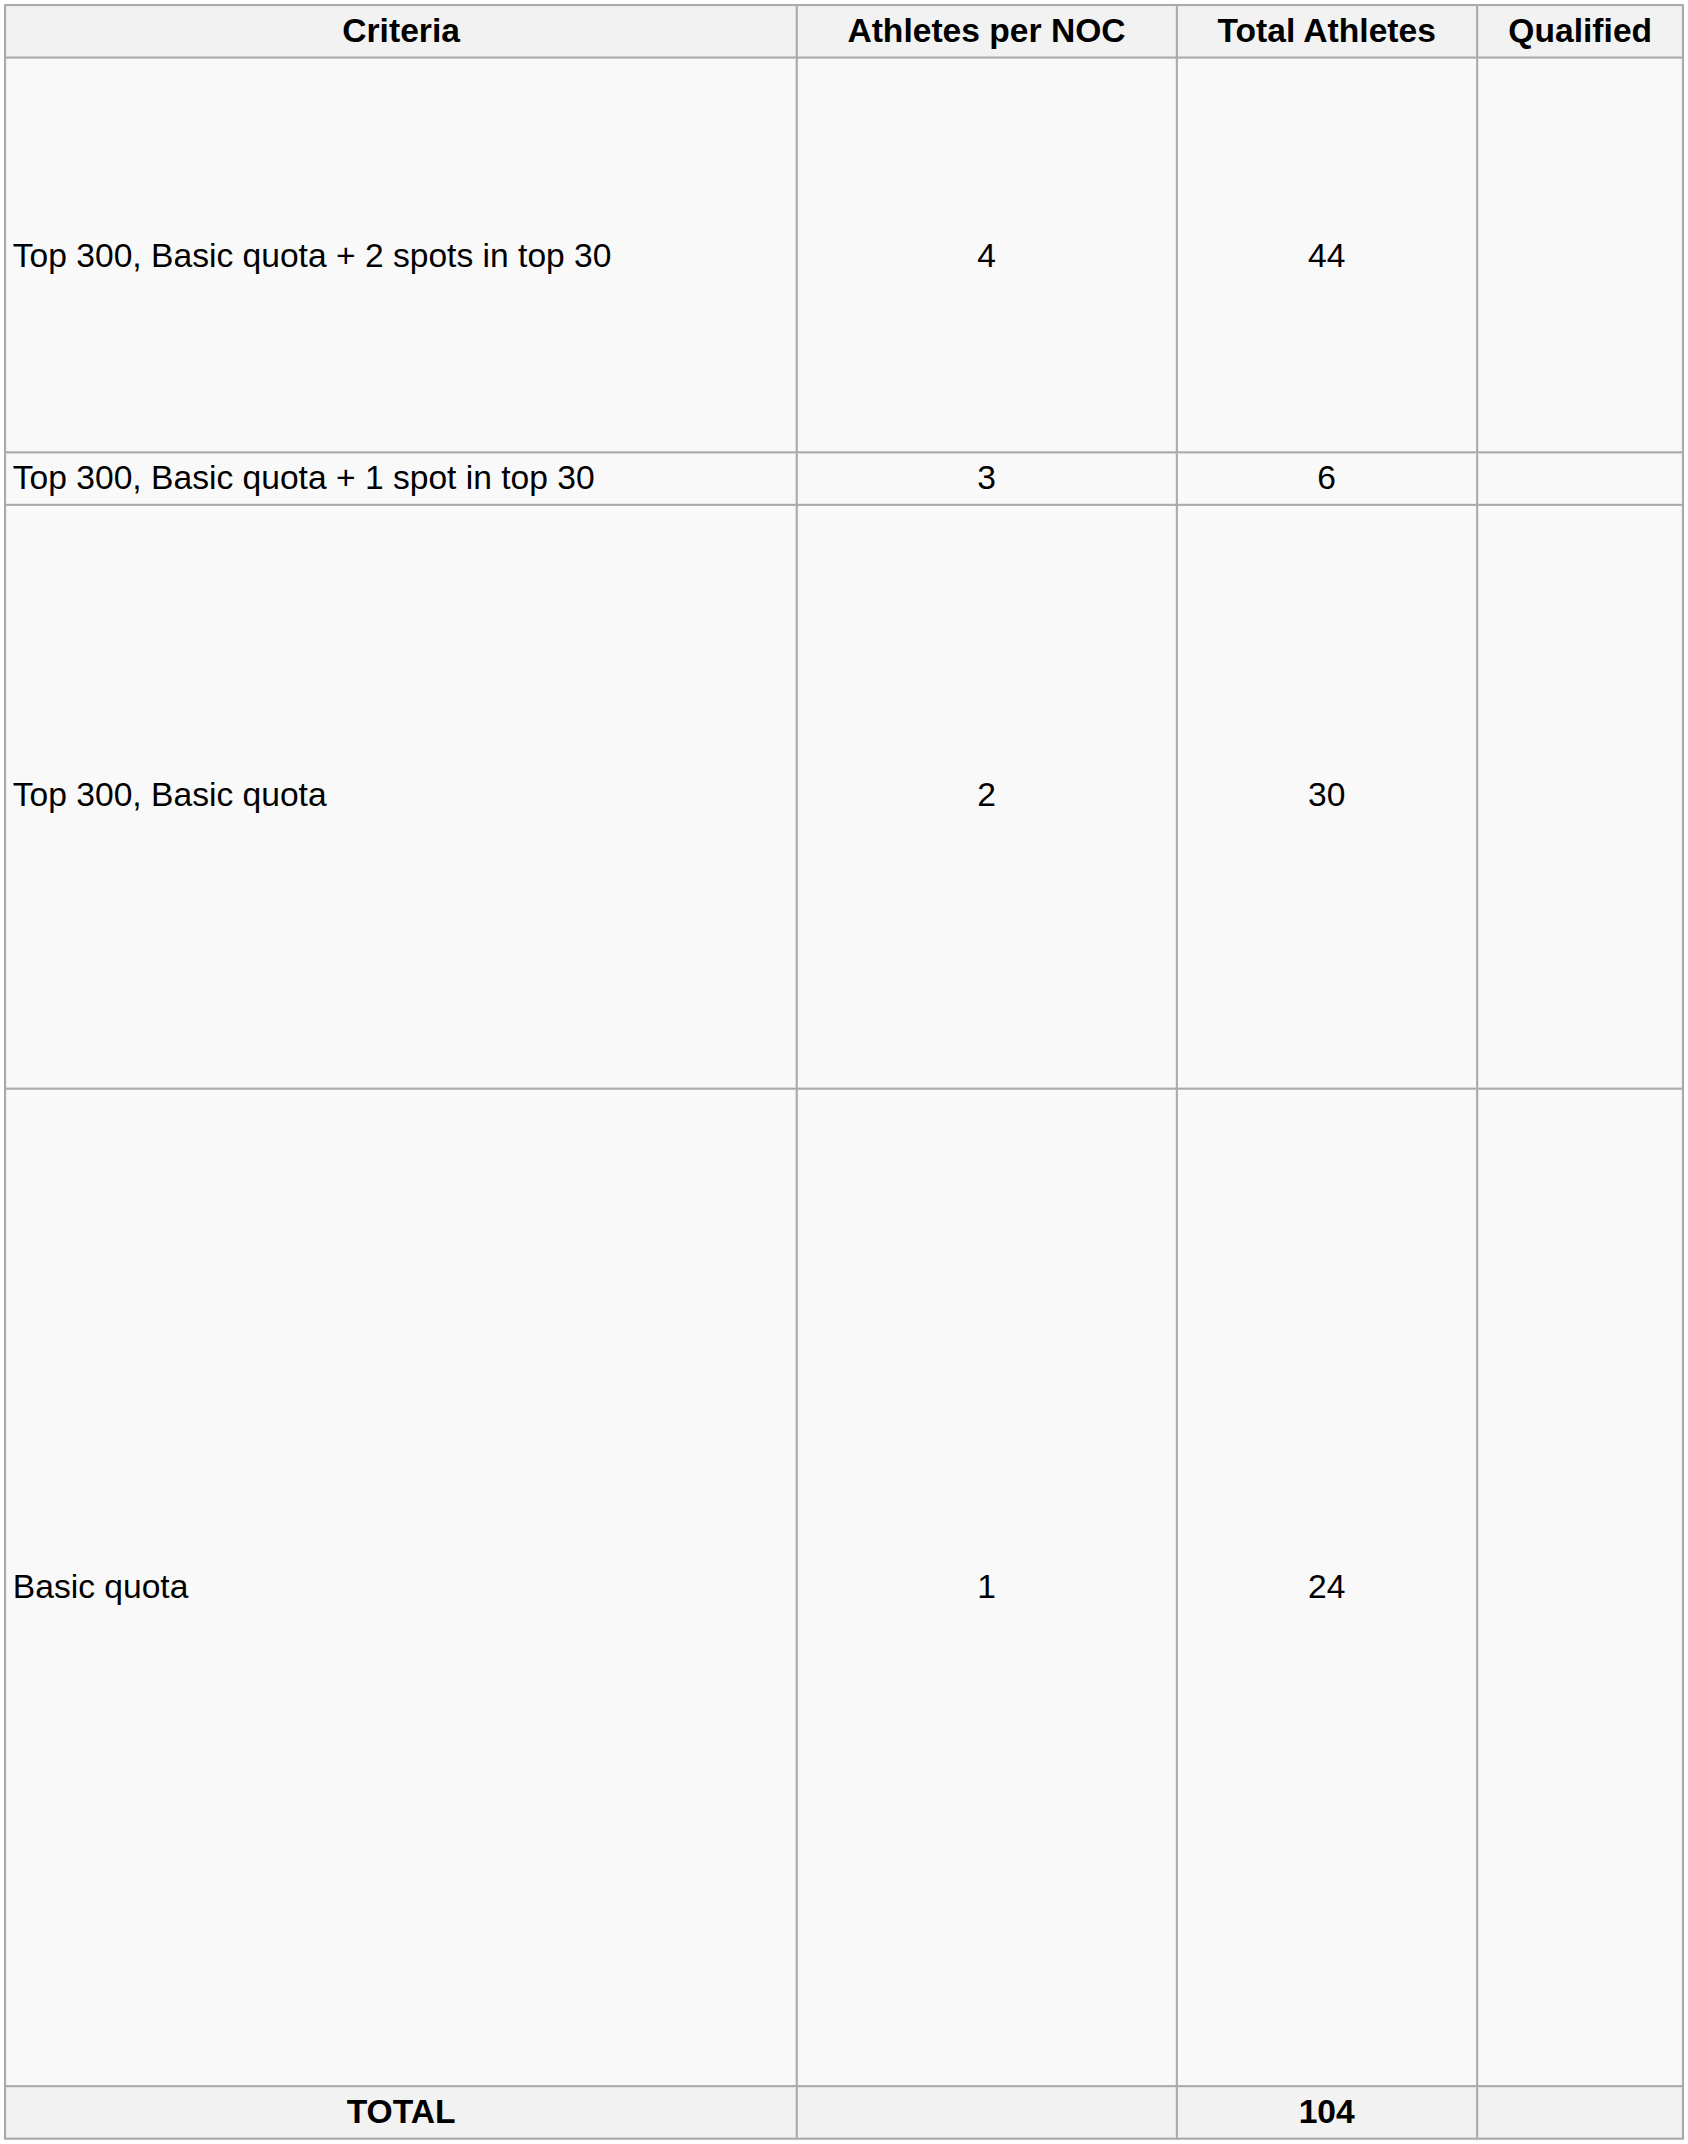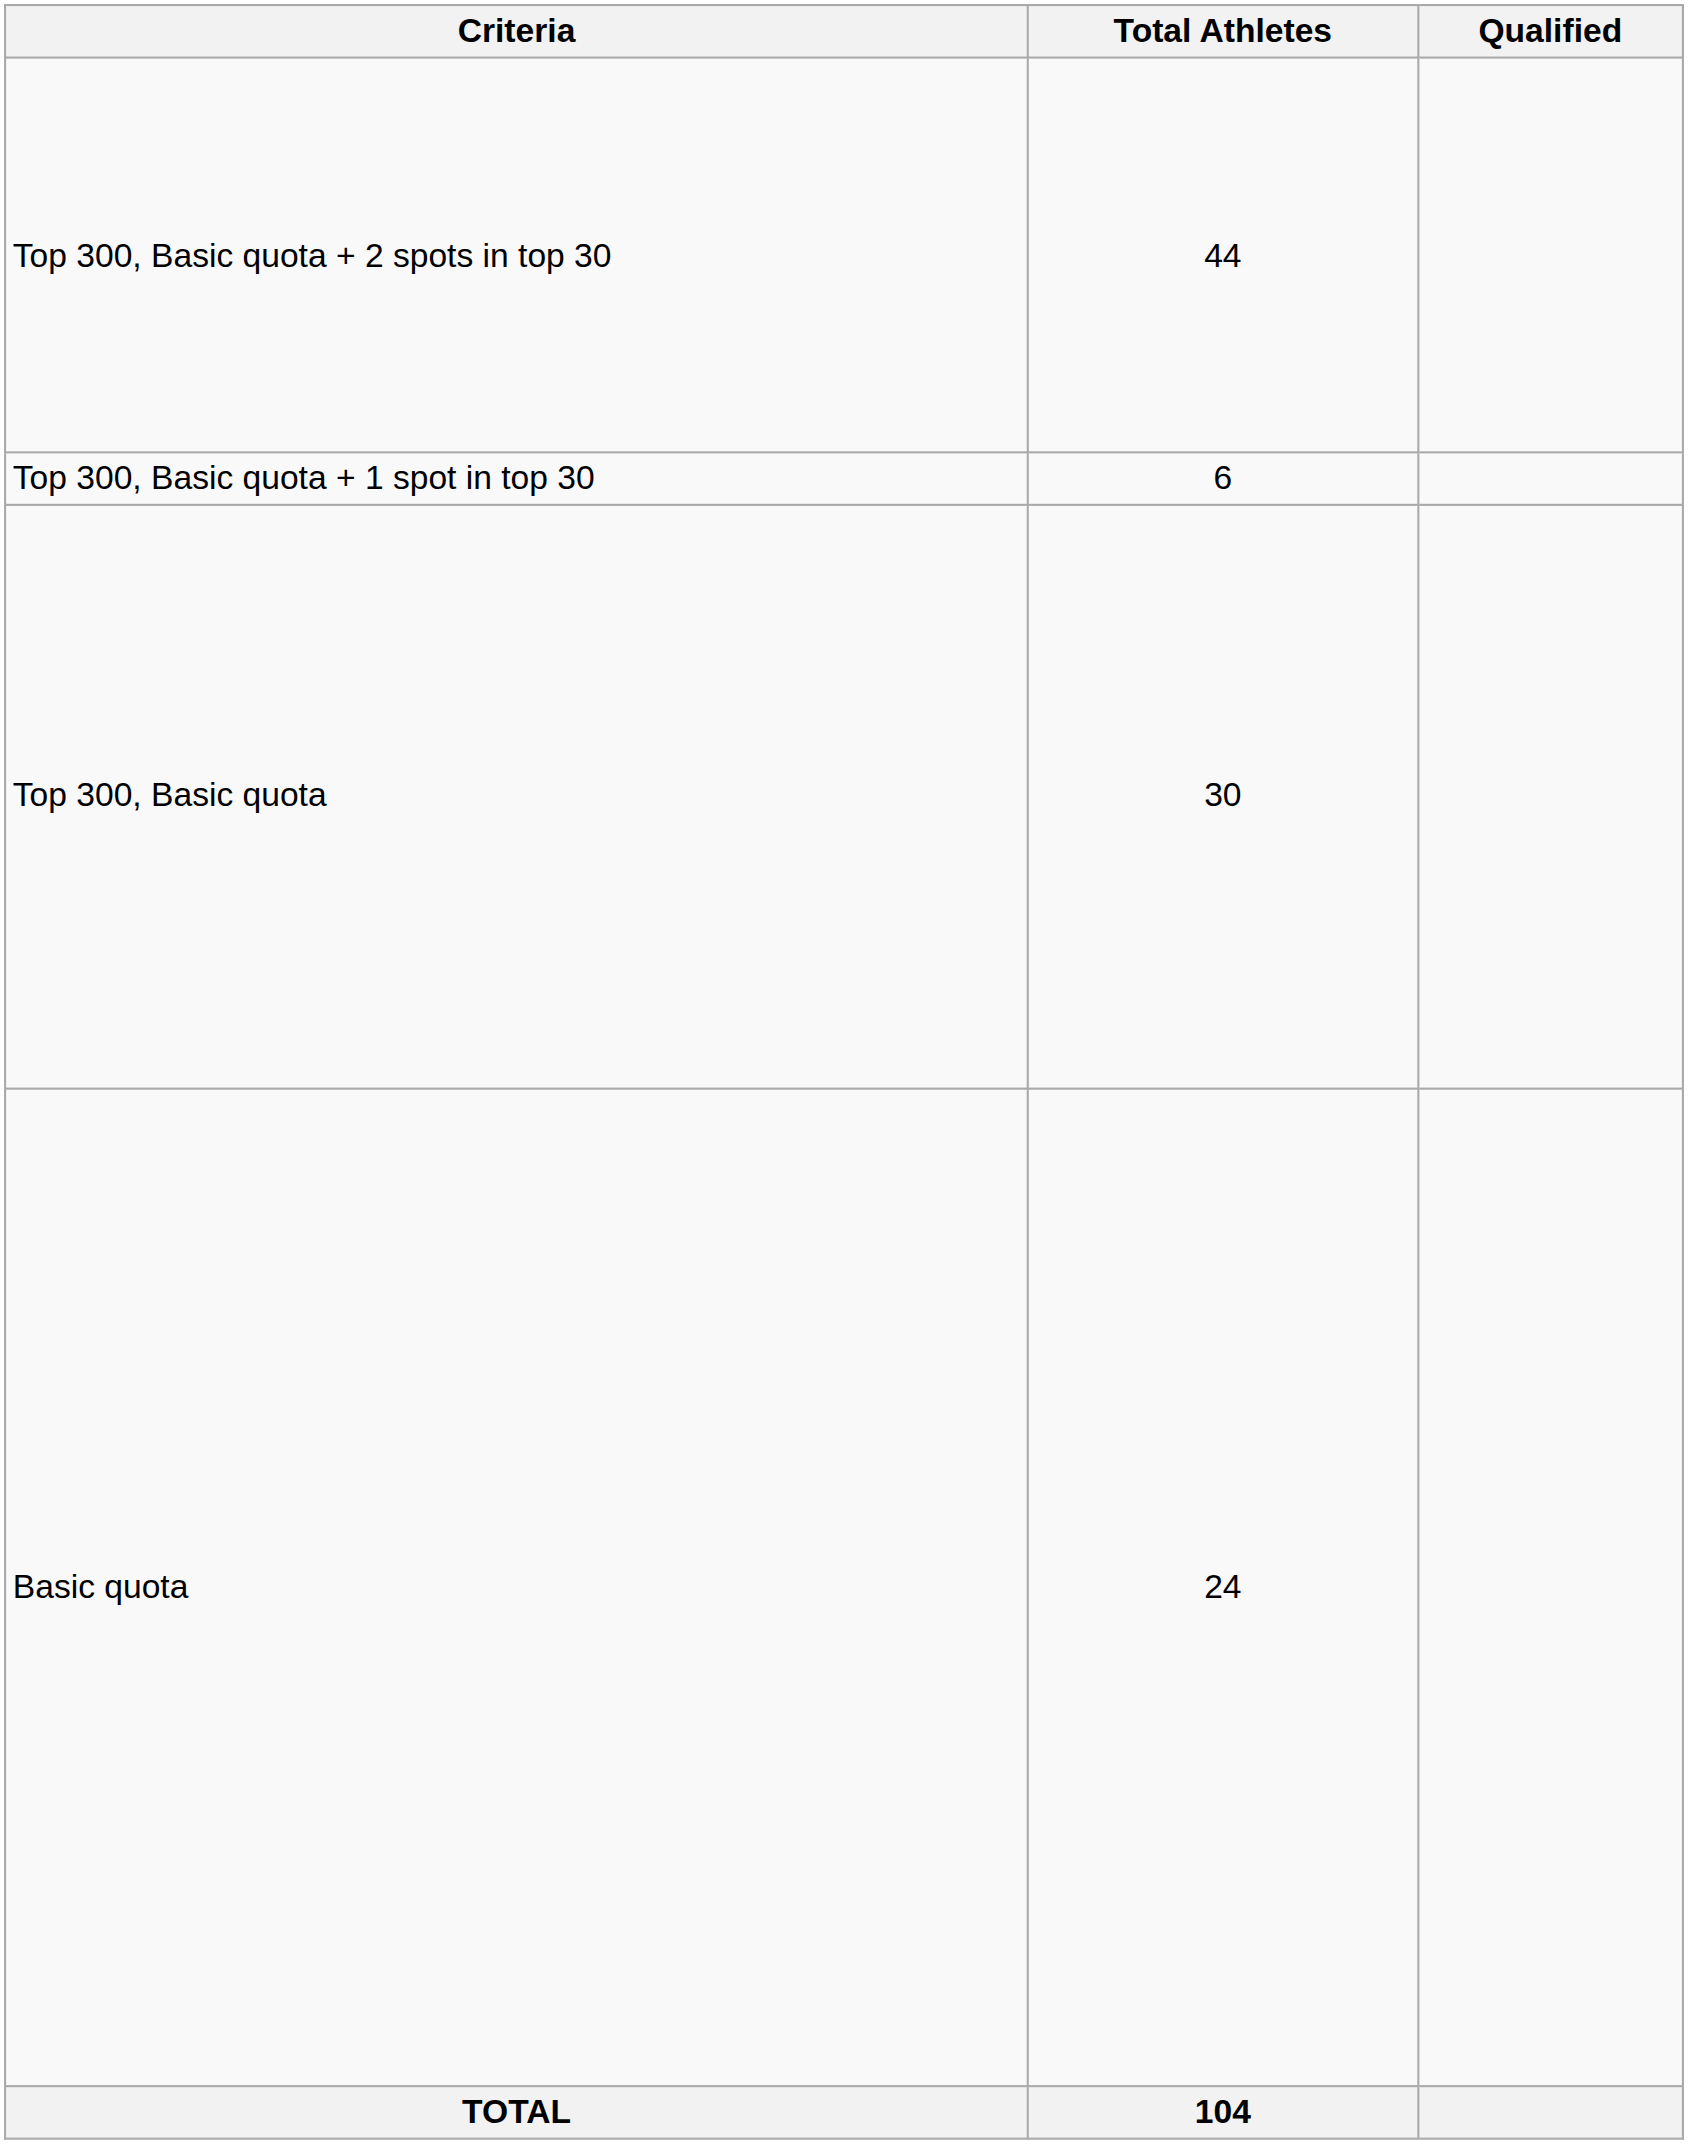- column: (987, 31)
